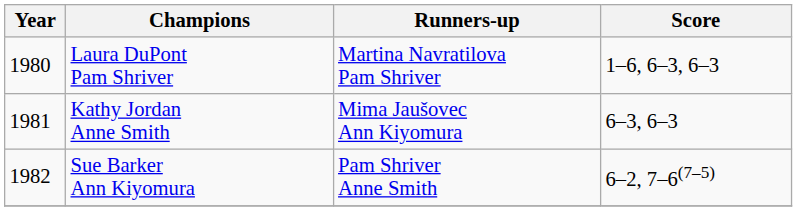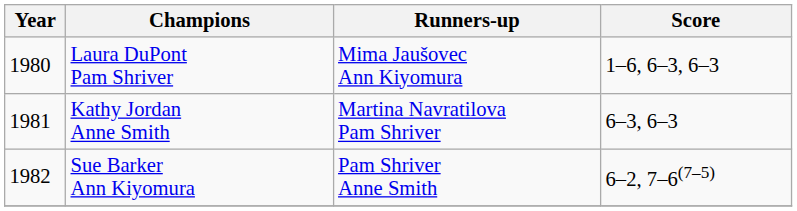(422, 65) Martina Navratilova Pam Shriver -> (403, 65) Mima Jaušovec Ann Kiyomura
(403, 121) Mima Jaušovec Ann Kiyomura -> (422, 121) Martina Navratilova Pam Shriver
